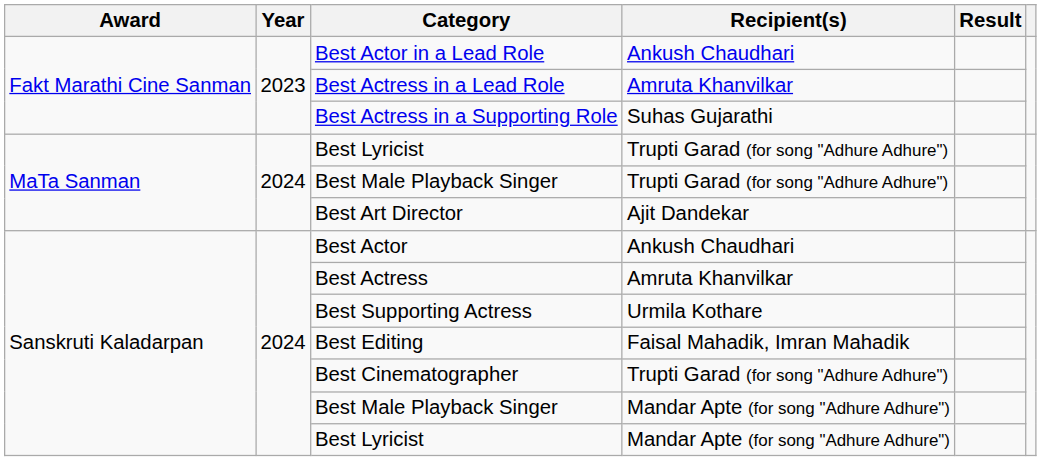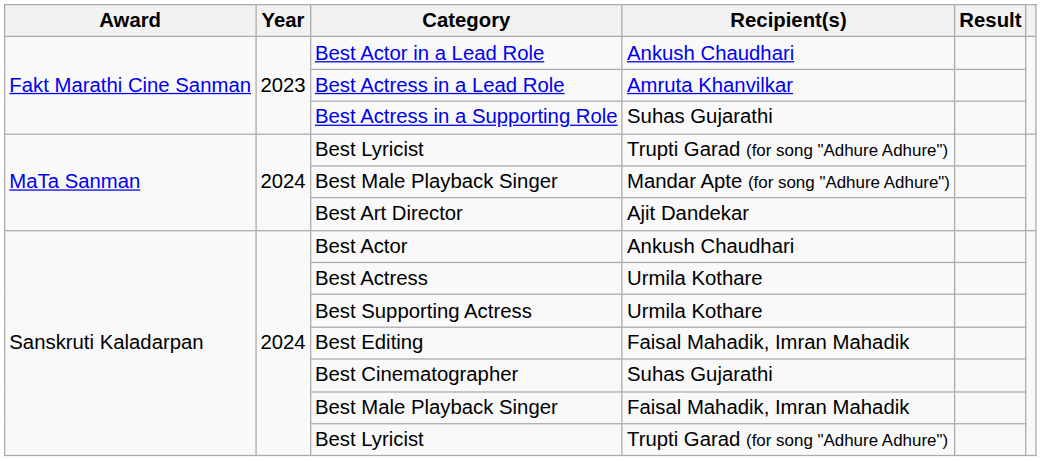(788, 181) Trupti Garad (for song "Adhure Adhure") -> (789, 181) Mandar Apte (for song "Adhure Adhure")
(710, 278) Amruta Khanvilkar -> (695, 278) Urmila Kothare
(788, 375) Trupti Garad (for song "Adhure Adhure") -> (700, 375) Suhas Gujarathi
(789, 407) Mandar Apte (for song "Adhure Adhure") -> (768, 407) Faisal Mahadik, Imran Mahadik
(789, 439) Mandar Apte (for song "Adhure Adhure") -> (788, 439) Trupti Garad (for song "Adhure Adhure")
